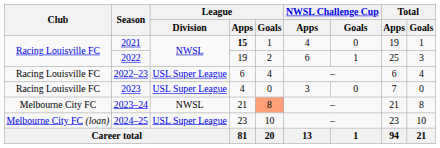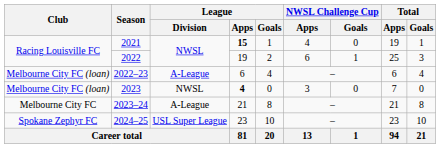(58, 74) Racing Louisville FC -> (58, 74) Melbourne City FC (loan)
(190, 74) USL Super League -> (190, 74) A-League
(58, 89) Racing Louisville FC -> (58, 89) Melbourne City FC (loan)
(190, 89) USL Super League -> (190, 89) NWSL
(242, 89) normal -> (242, 89) bold
(190, 105) NWSL -> (190, 105) A-League
(270, 105) lightsalmon background -> (270, 105) no background
(58, 120) Melbourne City FC (loan) -> (58, 120) Spokane Zephyr FC
